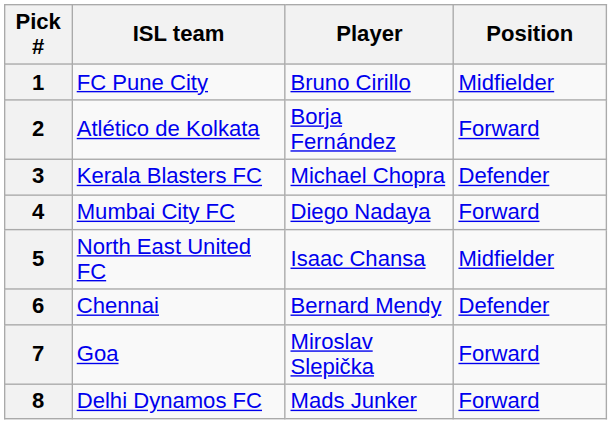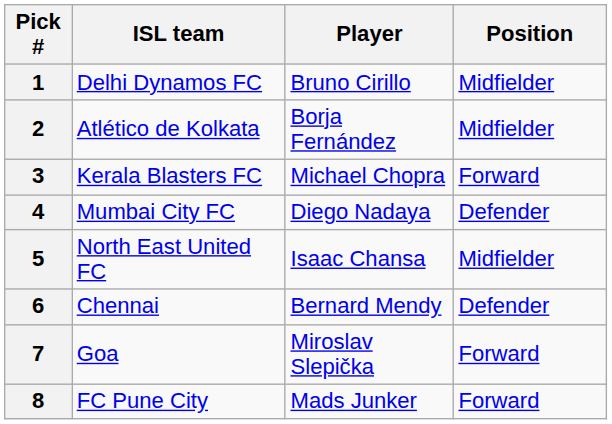(142, 81) FC Pune City -> (169, 81) Delhi Dynamos FC
(499, 129) Forward -> (506, 129) Midfielder
(504, 176) Defender -> (499, 176) Forward
(499, 211) Forward -> (504, 211) Defender
(169, 401) Delhi Dynamos FC -> (142, 401) FC Pune City
